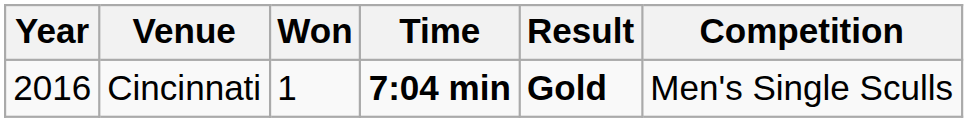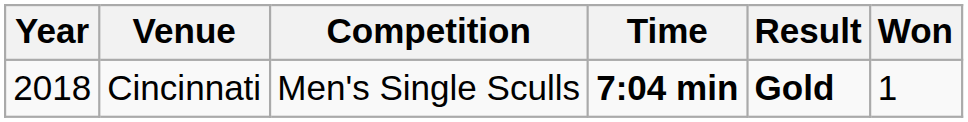columns swapped: (802, 32) <-> (315, 32)
(52, 87) 2016 -> (52, 87) 2018
